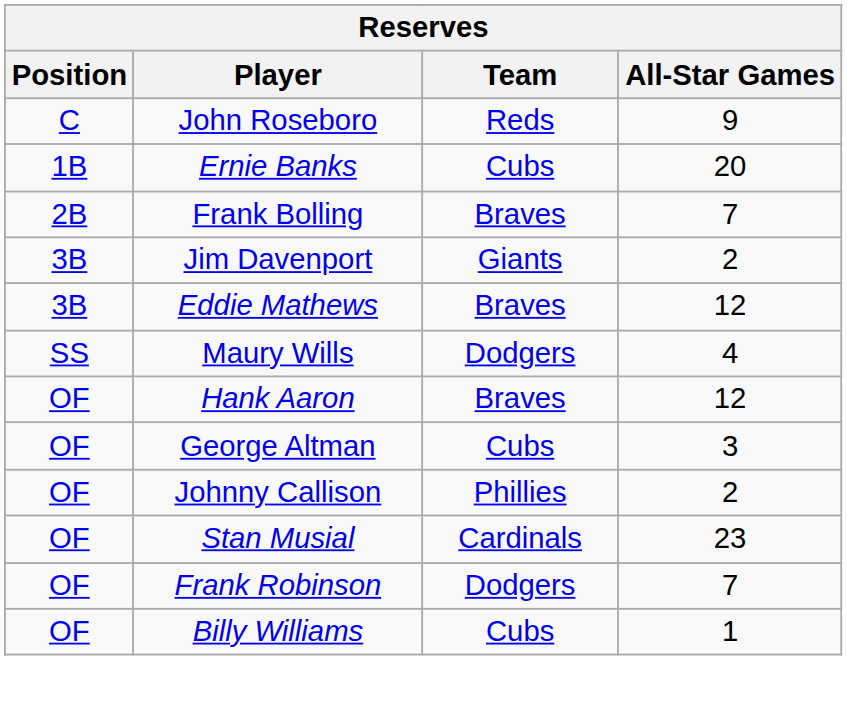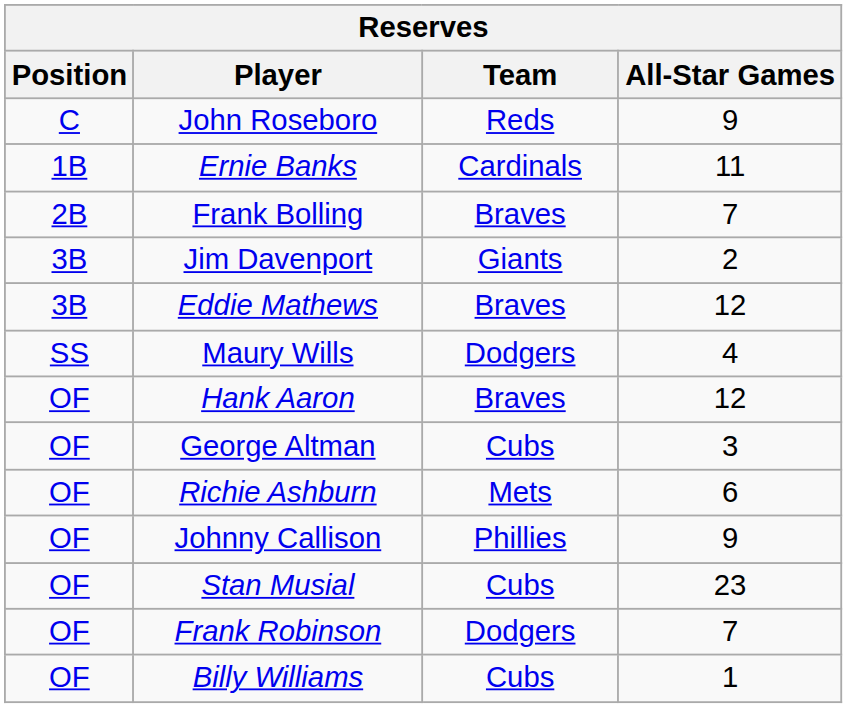(520, 167) Cubs -> (520, 167) Cardinals
(730, 167) 20 -> (730, 167) 11
+ row: (278, 492)
(730, 492) 2 -> (730, 538) 9
(520, 538) Cardinals -> (520, 584) Cubs
